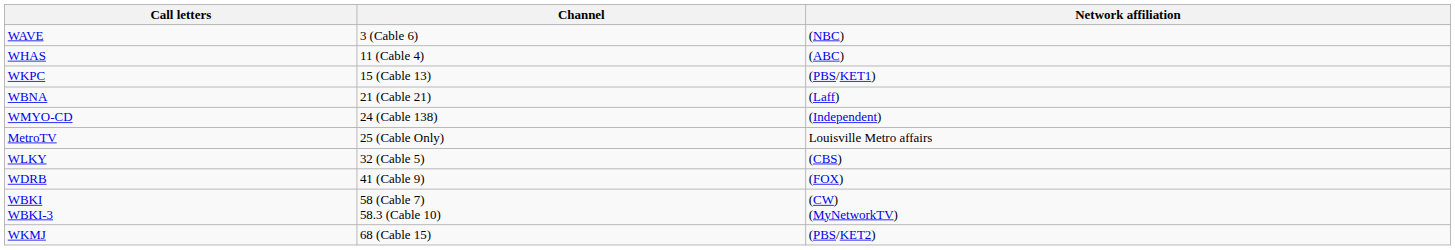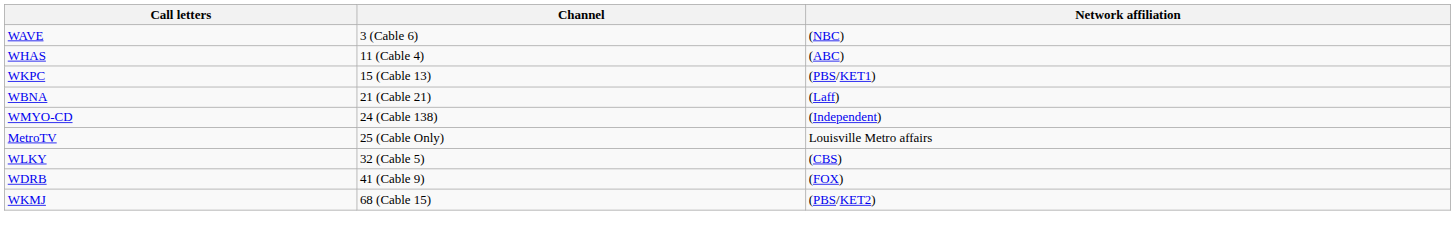- row: (30, 207)
